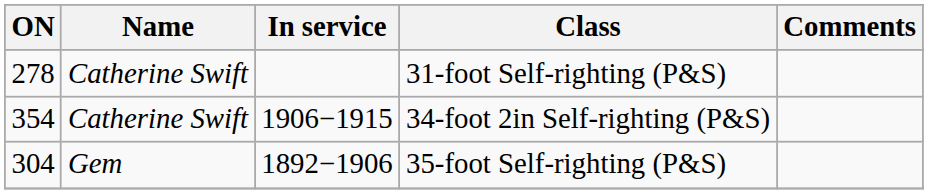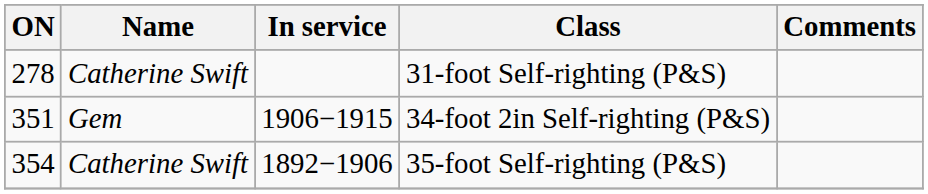(33, 118) 354 -> (33, 118) 351
(158, 118) Catherine Swift -> (95, 118) Gem
(33, 164) 304 -> (33, 164) 354
(95, 164) Gem -> (158, 164) Catherine Swift
